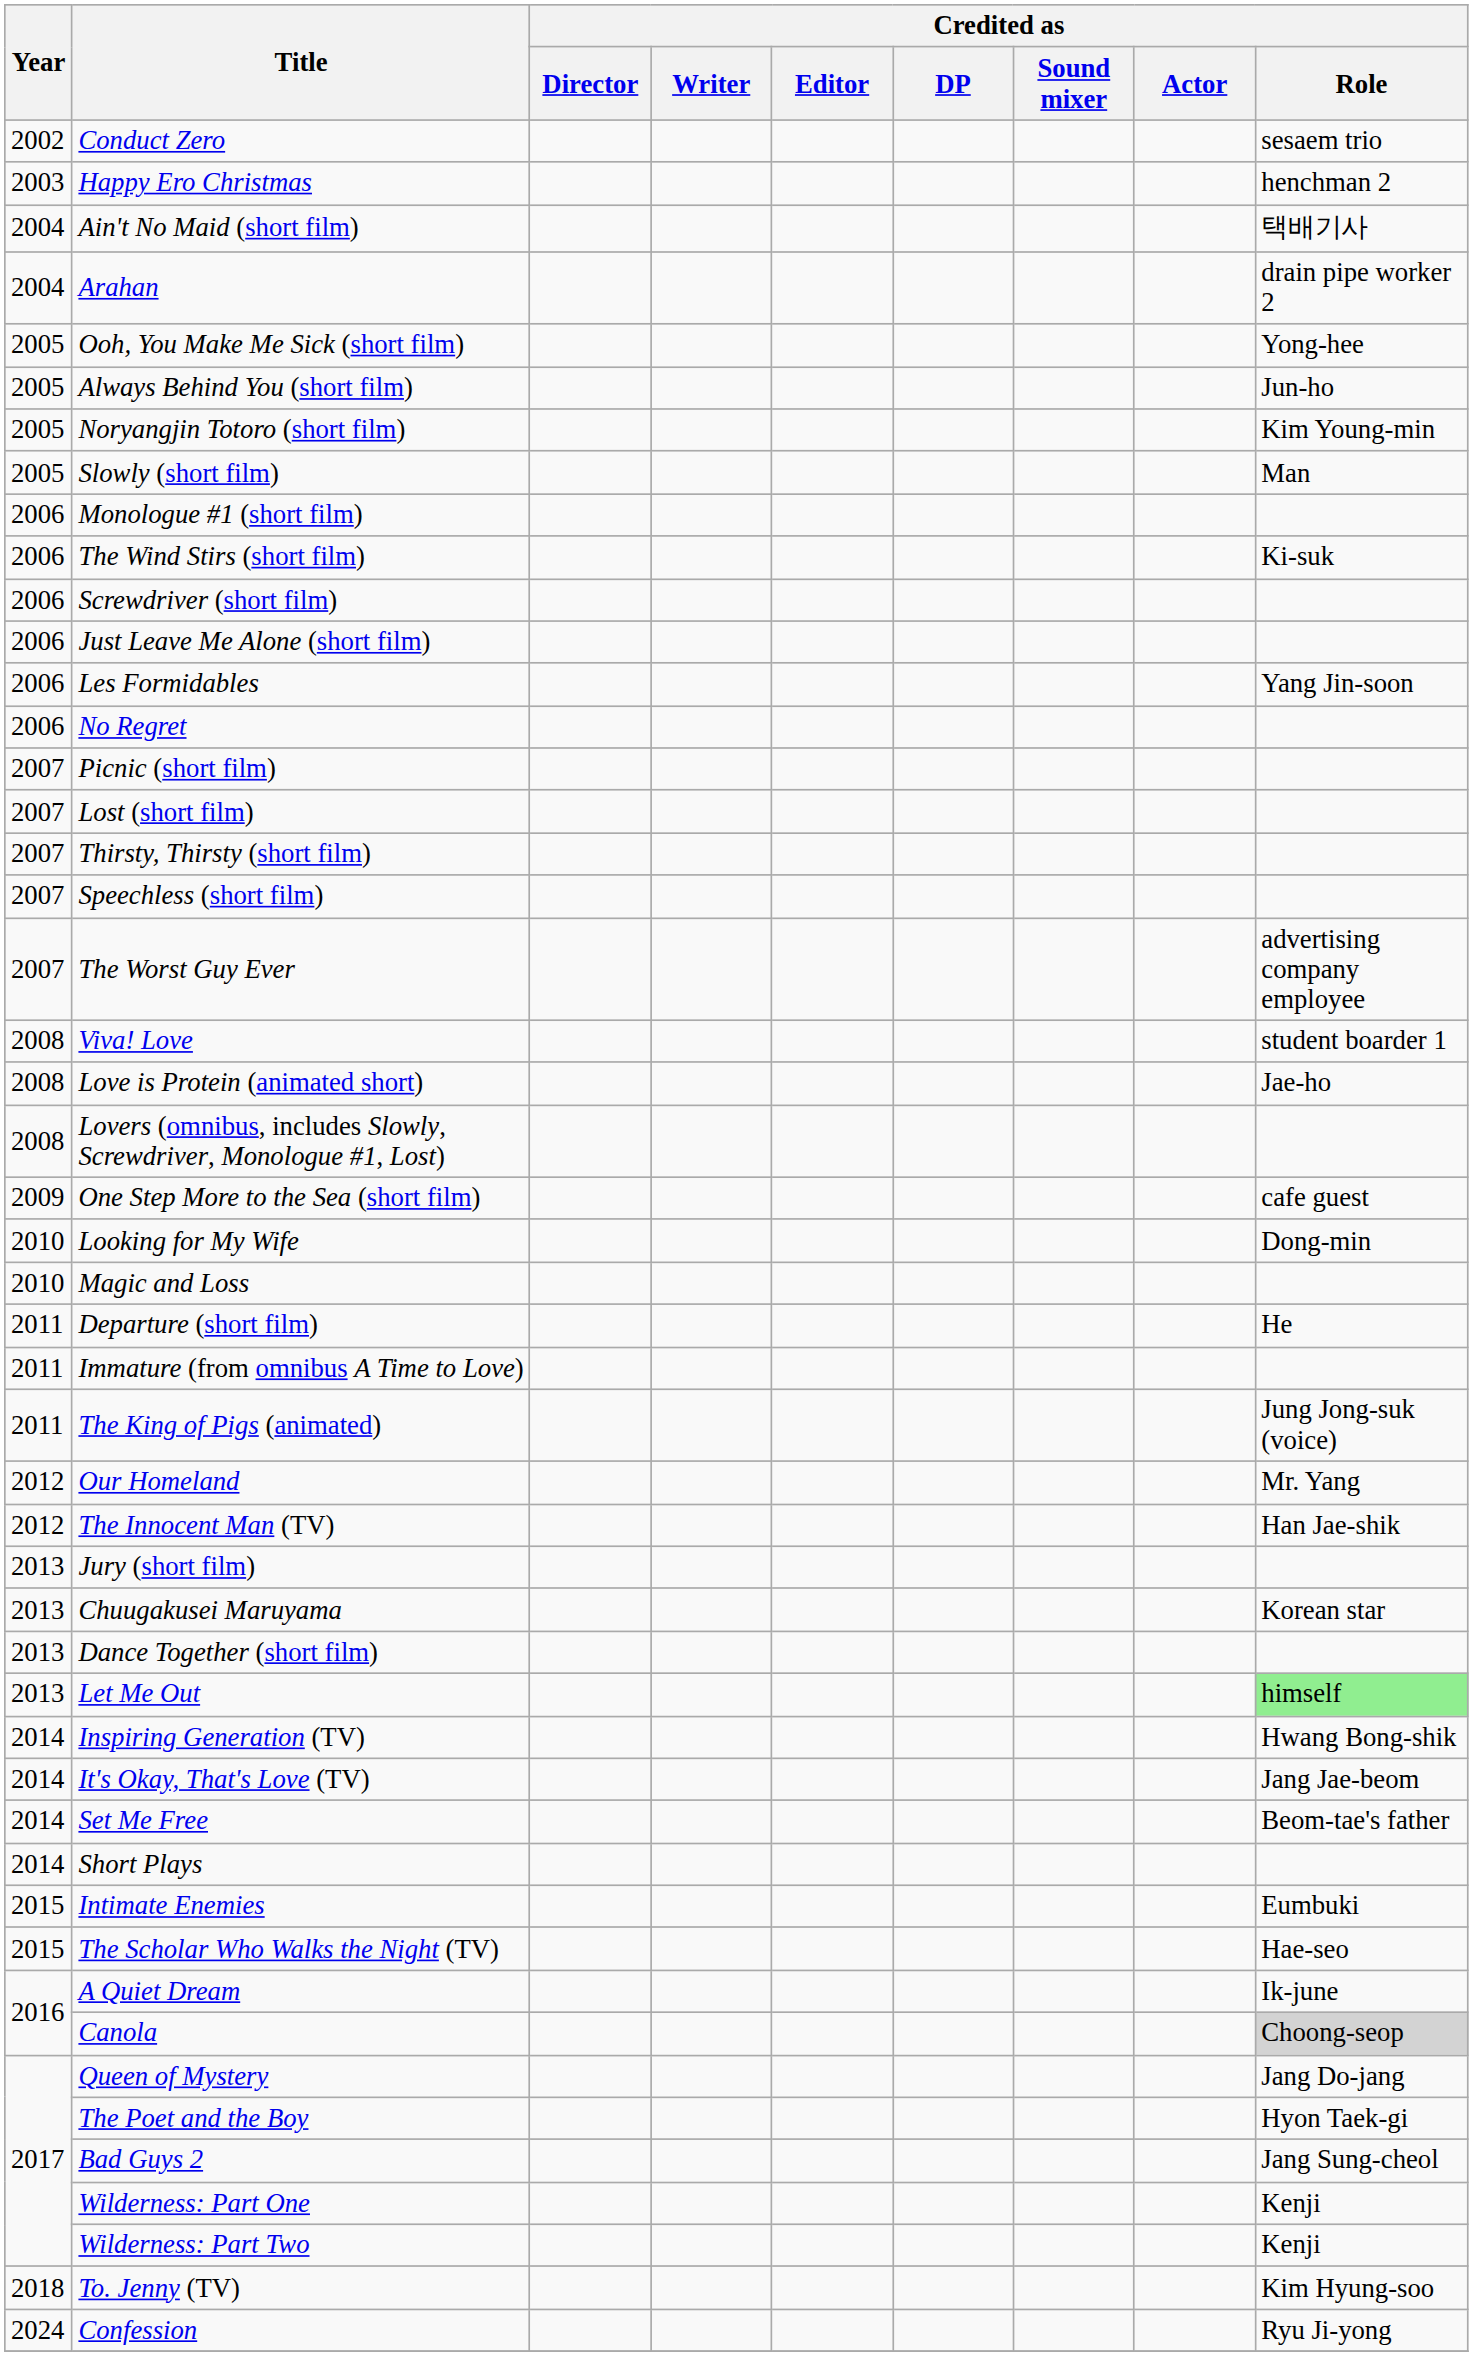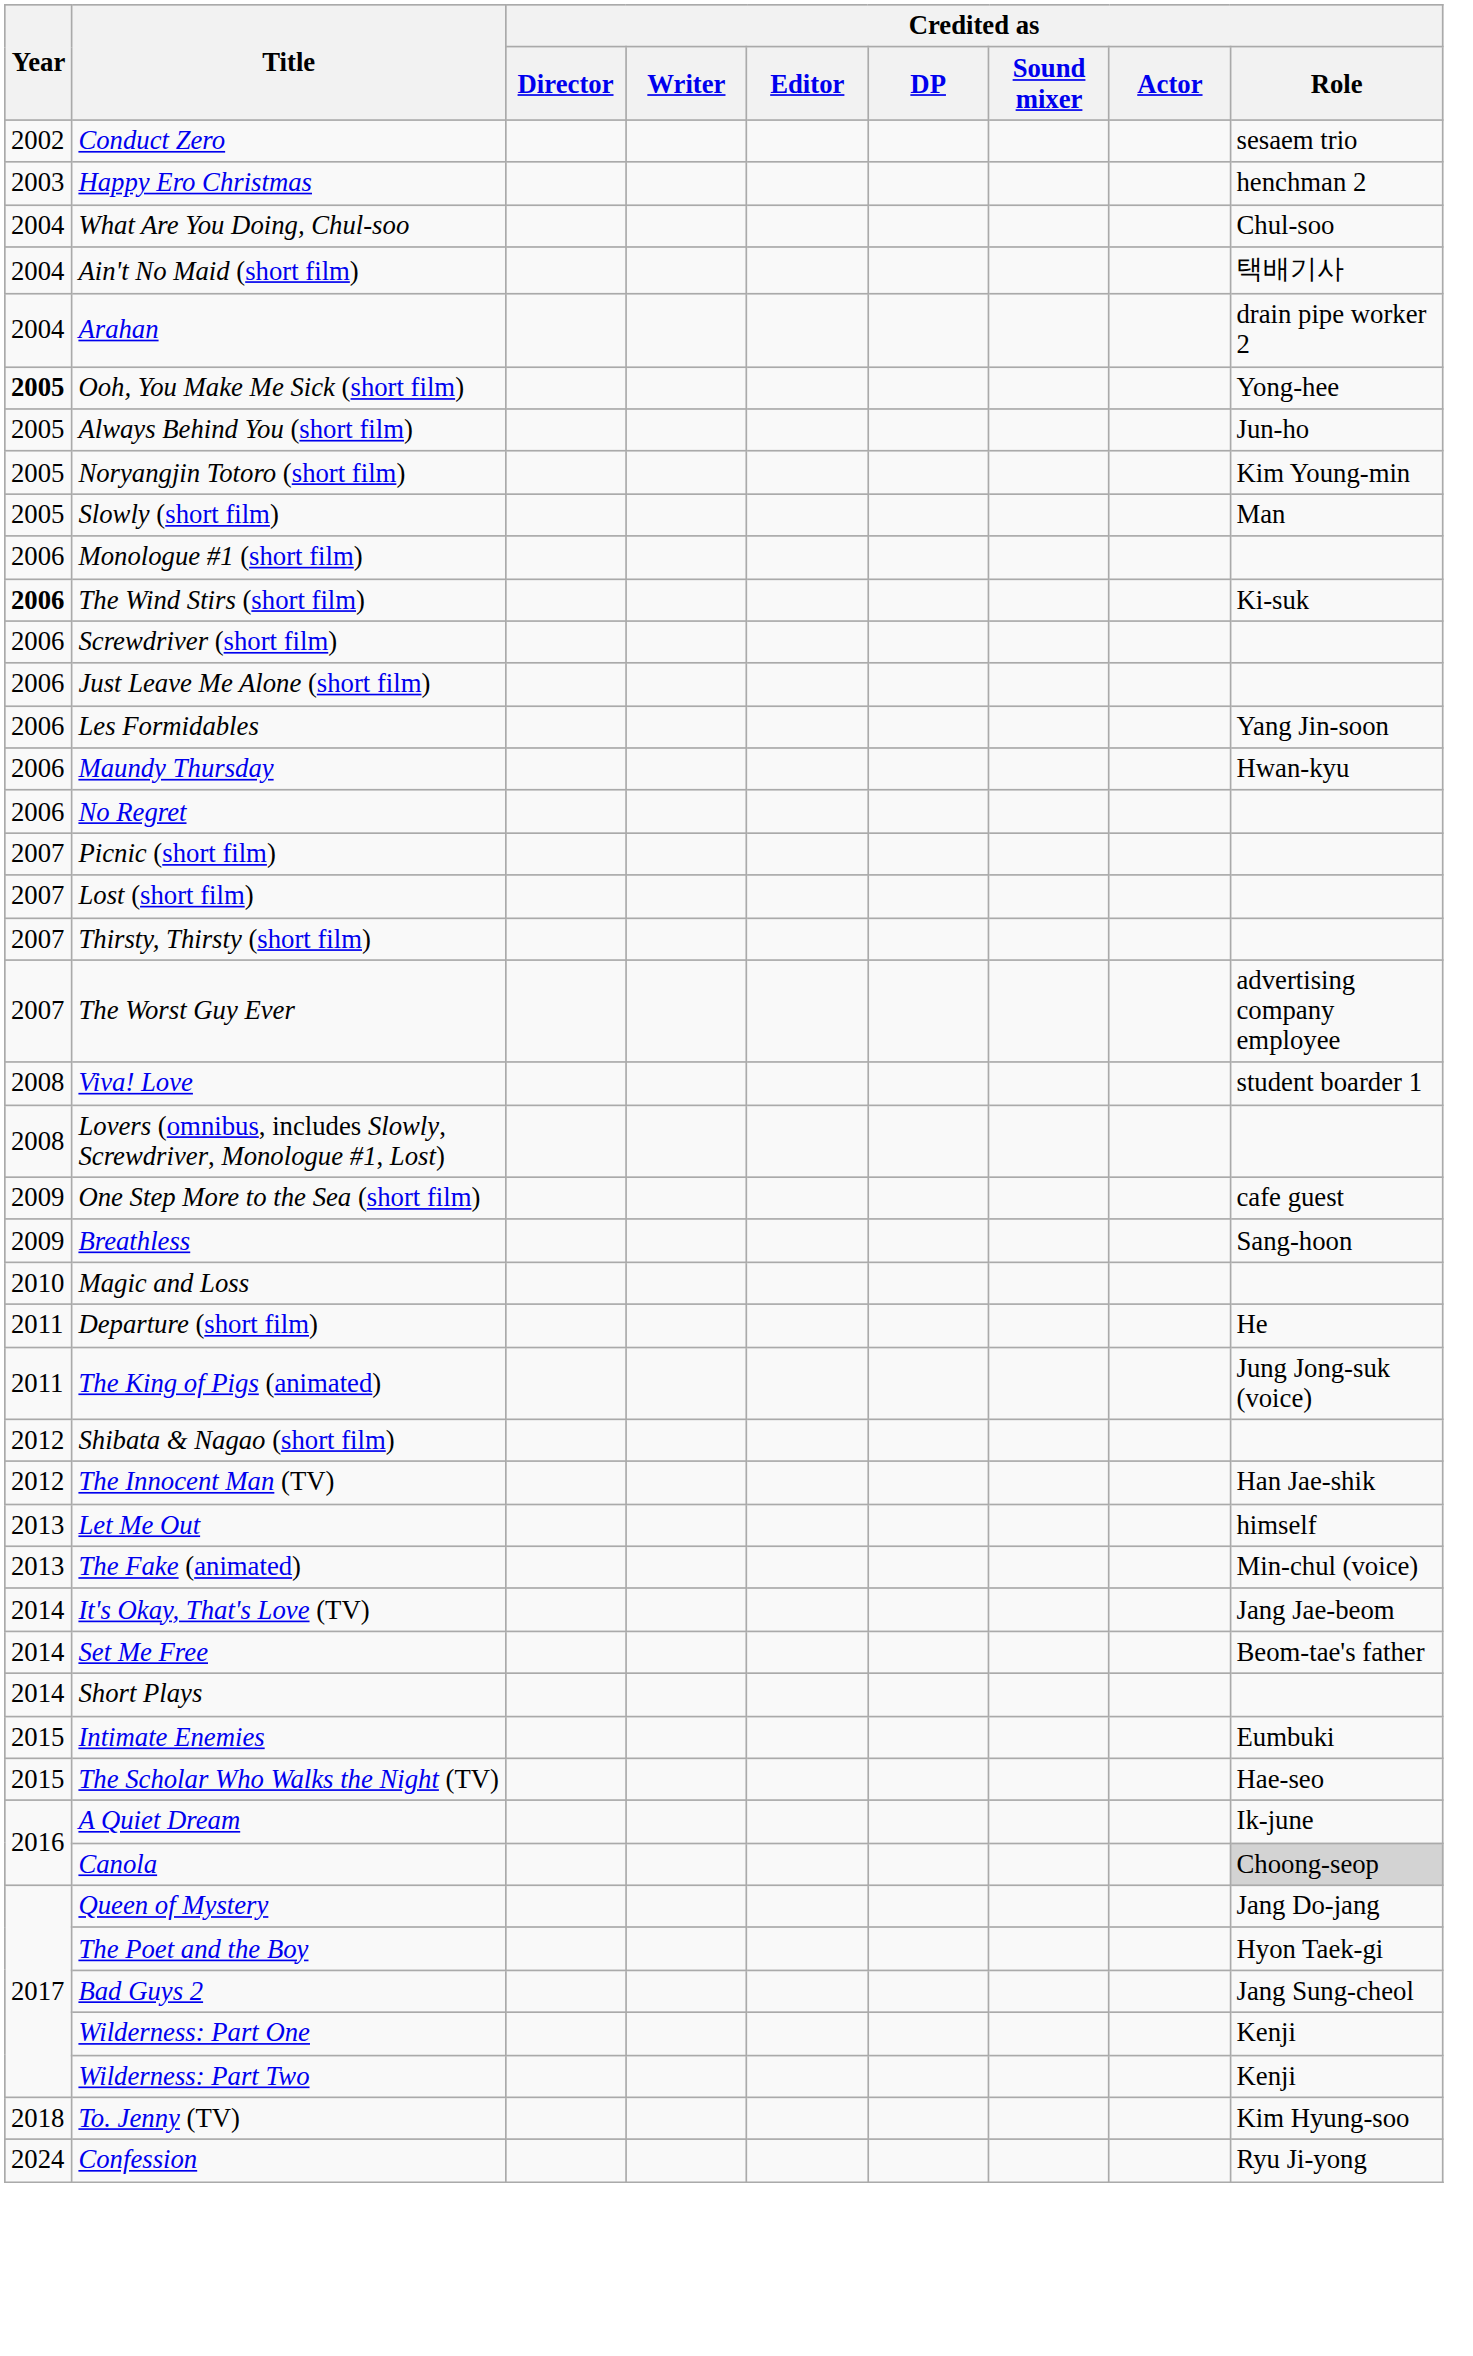+ row: (244, 225)
(38, 345) normal -> (38, 387) bold
(38, 556) normal -> (38, 599) bold
+ row: (176, 768)
- row: (201, 895)
- row: (251, 1083)
+ row: (134, 1240)
- row: (189, 1240)
- row: (301, 1367)
+ row: (237, 1439)
- row: (159, 1482)
- row: (167, 1567)
- row: (210, 1609)
- row: (228, 1651)
(1301, 1694) lightgreen background -> (1277, 1524) no background
+ row: (190, 1567)
- row: (222, 1736)
